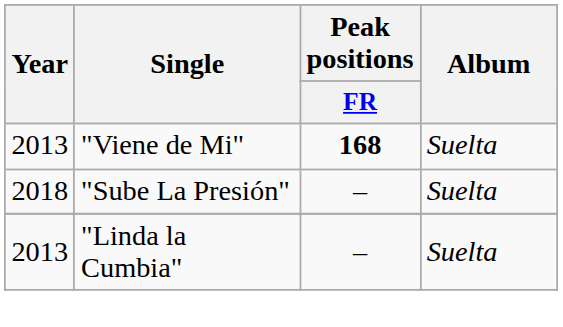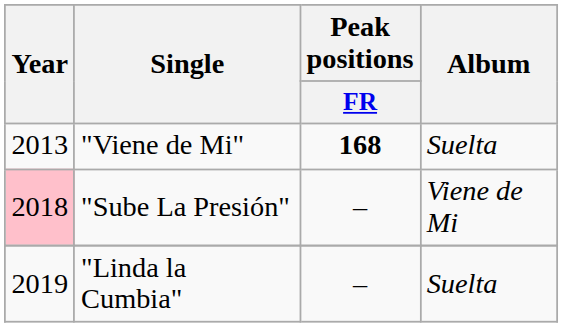(40, 190) no background -> (40, 206) pink background
(462, 190) Suelta -> (475, 206) Viene de Mi
(40, 251) 2013 -> (40, 283) 2019
